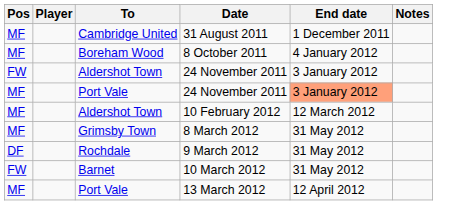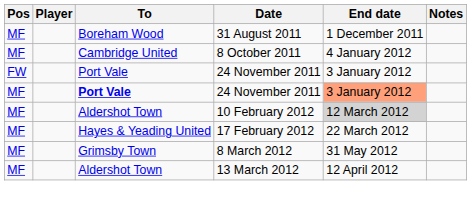(128, 33) Cambridge United -> (121, 33) Boreham Wood
(121, 53) Boreham Wood -> (128, 53) Cambridge United
(120, 72) Aldershot Town -> (103, 72) Port Vale
(103, 92) normal -> (105, 92) bold
(334, 111) no background -> (367, 111) lightgrey background
+ row: (16, 131)
- row: (15, 151)
- row: (17, 170)
(103, 190) Port Vale -> (120, 170) Aldershot Town
